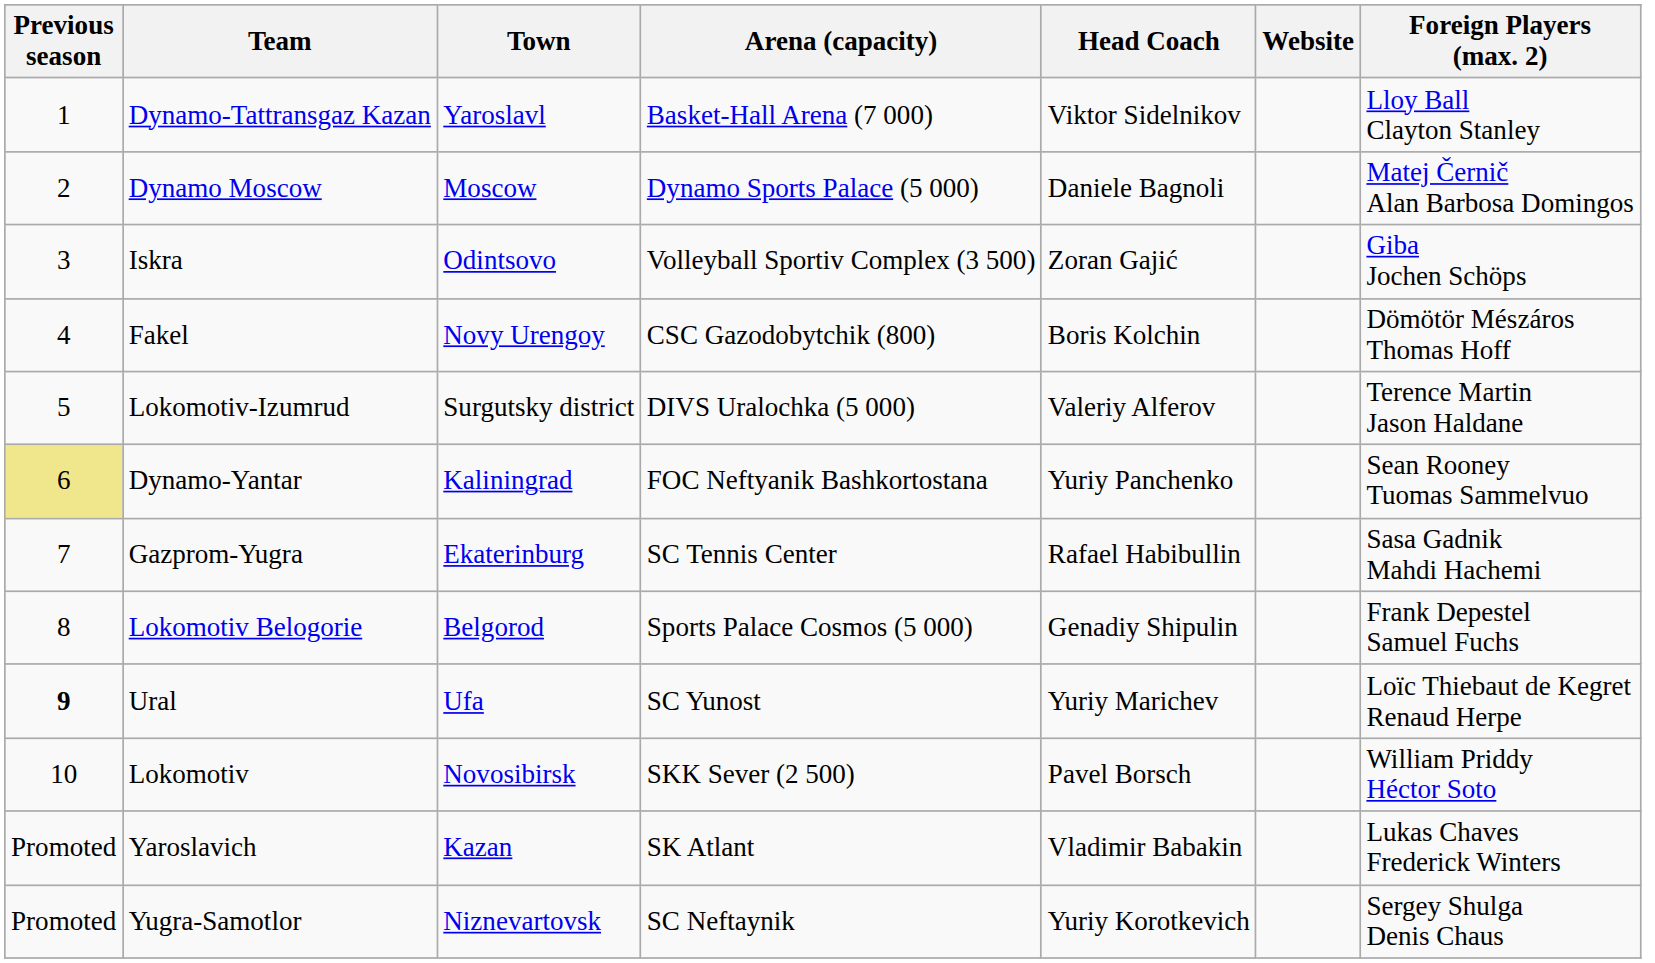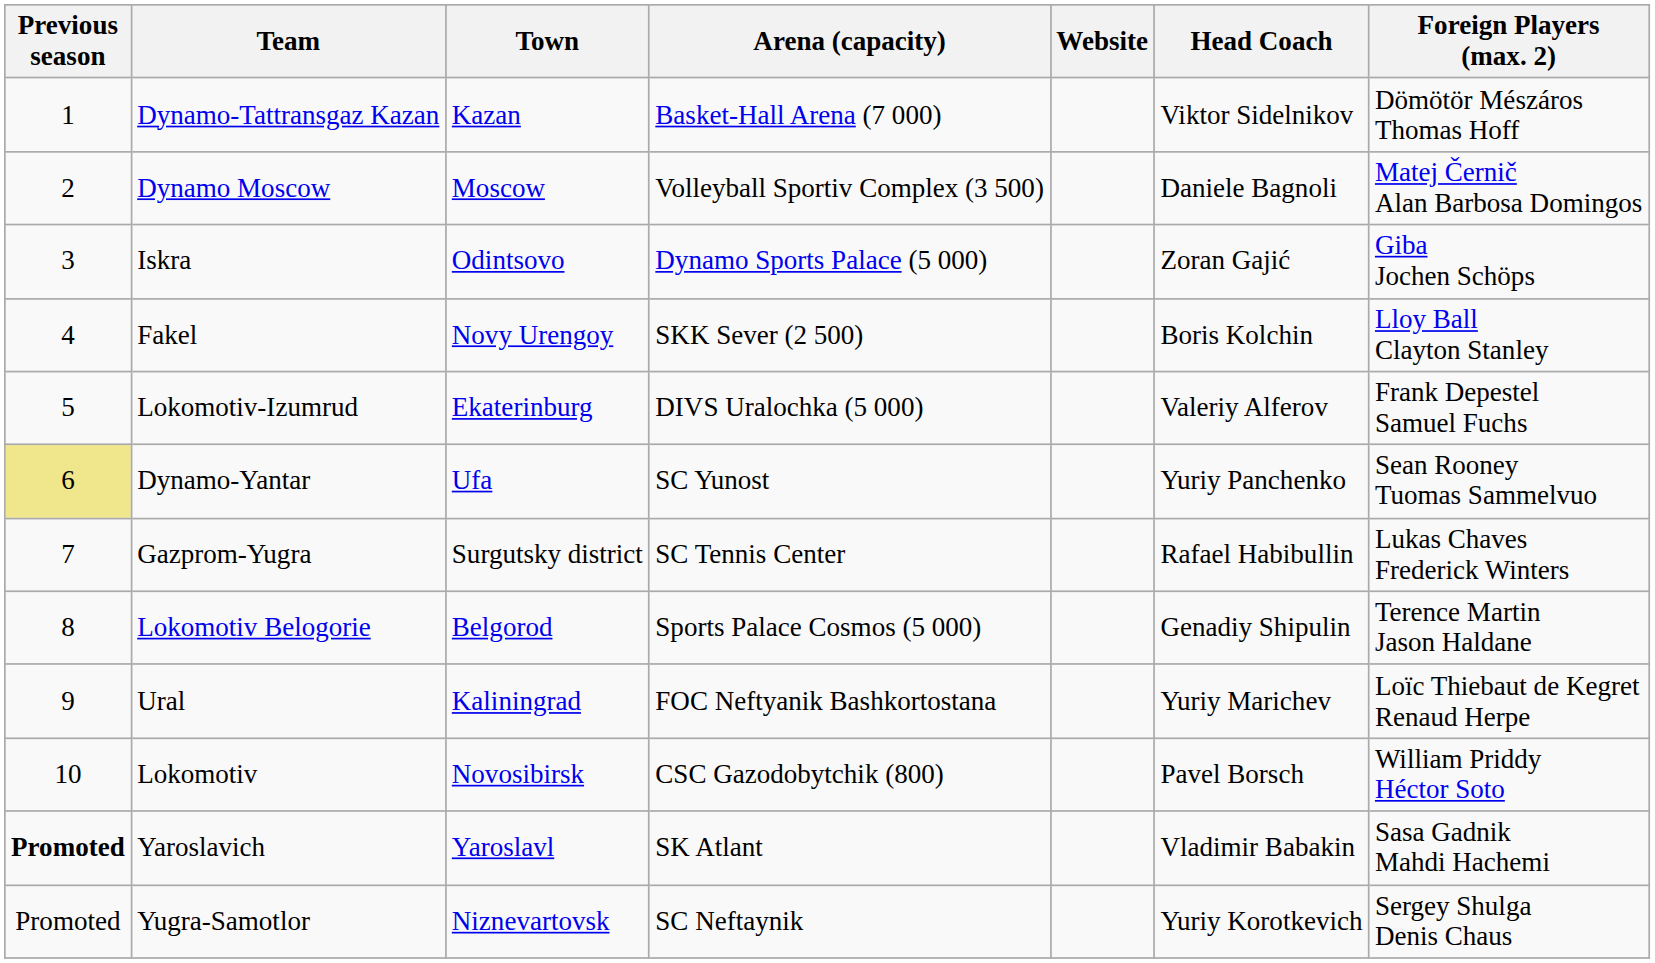columns swapped: (1308, 41) <-> (1149, 41)
(495, 114) Yaroslavl -> (486, 114) Kazan
(1453, 114) Lloy Ball Clayton Stanley -> (1479, 114) Dömötör Mészáros Thomas Hoff
(813, 187) Dynamo Sports Palace (5 000) -> (850, 187) Volleyball Sportiv Complex (3 500)
(841, 261) Volleyball Sportiv Complex (3 500) -> (821, 261) Dynamo Sports Palace (5 000)
(791, 334) CSC Gazodobytchik (800) -> (759, 334) SKK Sever (2 500)
(1470, 334) Dömötör Mészáros Thomas Hoff -> (1462, 334) Lloy Ball Clayton Stanley
(539, 407) Surgutsky district -> (522, 407) Ekaterinburg
(1449, 407) Terence Martin Jason Haldane -> (1457, 407) Frank Depestel Samuel Fuchs
(508, 480) Kaliningrad -> (472, 480) Ufa
(817, 480) FOC Neftyanik Bashkortostana -> (712, 480) SC Yunost
(514, 554) Ekaterinburg -> (547, 554) Surgutsky district
(1454, 554) Sasa Gadnik Mahdi Hachemi -> (1472, 554) Lukas Chaves Frederick Winters
(1449, 627) Frank Depestel Samuel Fuchs -> (1458, 627) Terence Martin Jason Haldane
(64, 700) bold -> (68, 700) normal
(464, 700) Ufa -> (516, 700) Kaliningrad
(704, 700) SC Yunost -> (826, 700) FOC Neftyanik Bashkortostana
(751, 774) SKK Sever (2 500) -> (800, 774) CSC Gazodobytchik (800)
(64, 847) normal -> (68, 847) bold
(478, 847) Kazan -> (503, 847) Yaroslavl
(1464, 847) Lukas Chaves Frederick Winters -> (1462, 847) Sasa Gadnik Mahdi Hachemi
